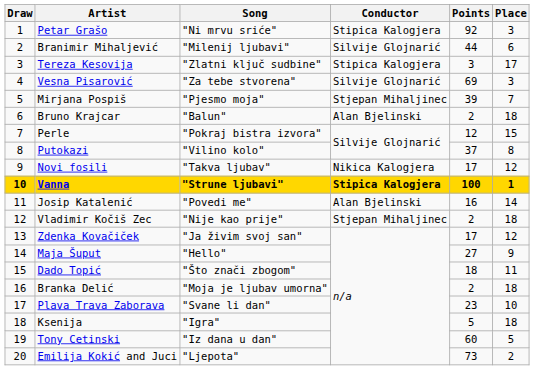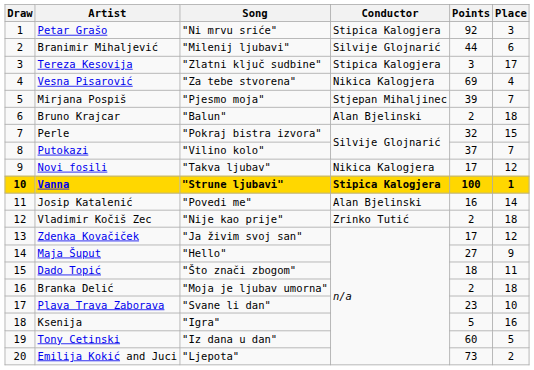(387, 82) Silvije Glojnarić -> (384, 82) Nikica Kalogjera
(511, 82) 3 -> (511, 82) 4
(471, 133) 12 -> (471, 133) 32
(511, 150) 8 -> (511, 150) 7
(390, 219) Stjepan Mihaljinec -> (371, 219) Zrinko Tutić
(511, 322) 18 -> (511, 322) 16
